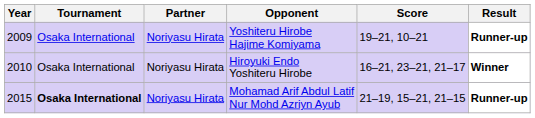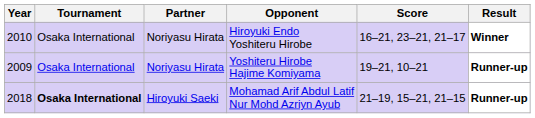rows swapped: (275, 38) <-> (271, 68)
(20, 98) 2015 -> (20, 98) 2018
(185, 98) Noriyasu Hirata -> (183, 98) Hiroyuki Saeki
